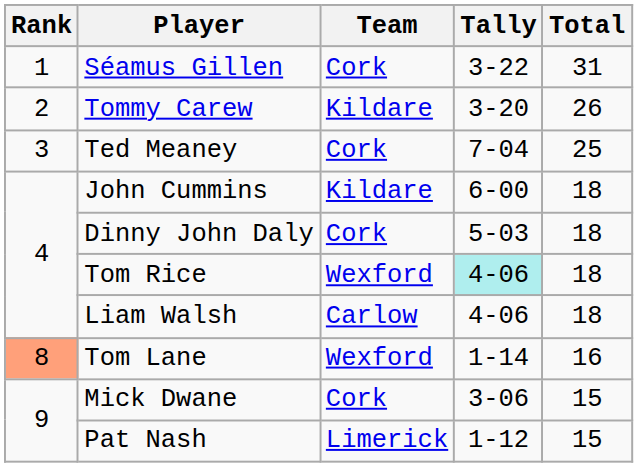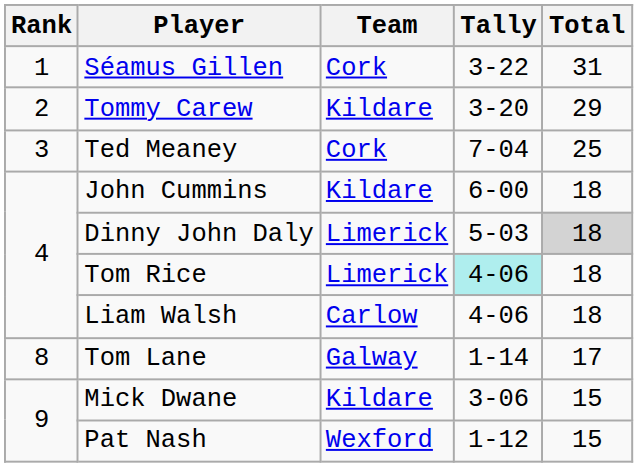(587, 109) 26 -> (587, 109) 29
(356, 233) Cork -> (387, 233) Limerick
(587, 233) no background -> (587, 233) lightgrey background
(379, 275) Wexford -> (387, 275) Limerick
(42, 358) lightsalmon background -> (42, 358) no background
(379, 358) Wexford -> (372, 358) Galway
(587, 358) 16 -> (587, 358) 17
(356, 399) Cork -> (379, 399) Kildare
(387, 441) Limerick -> (379, 441) Wexford
